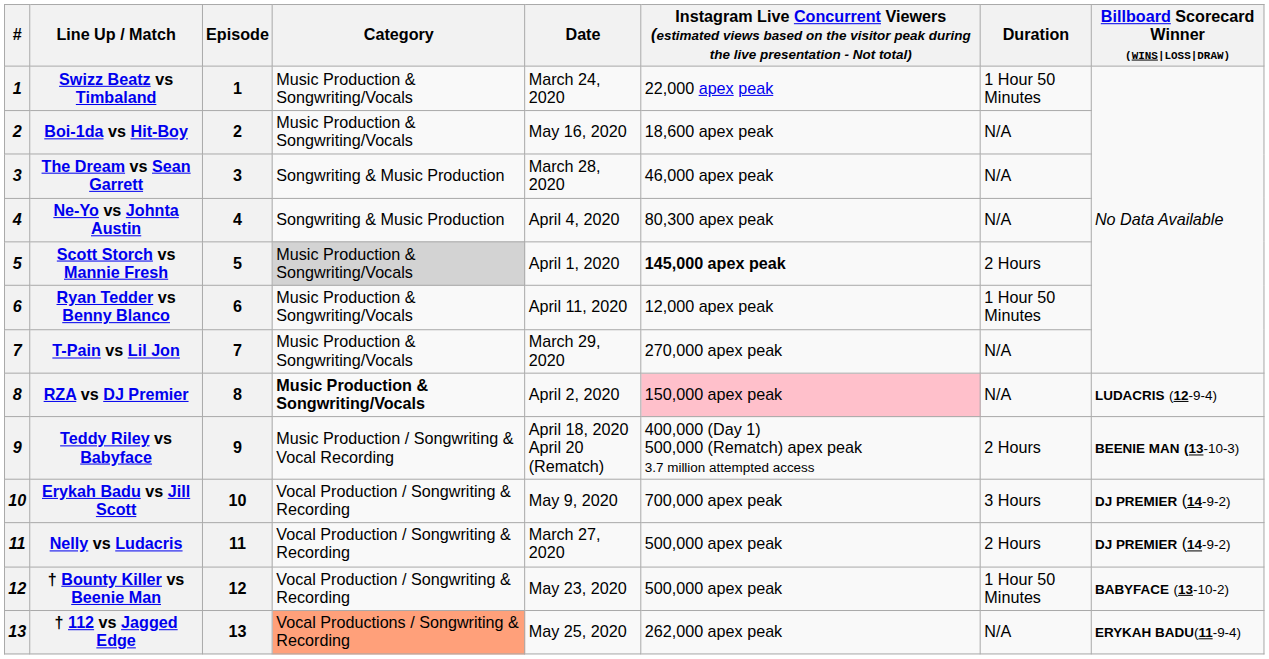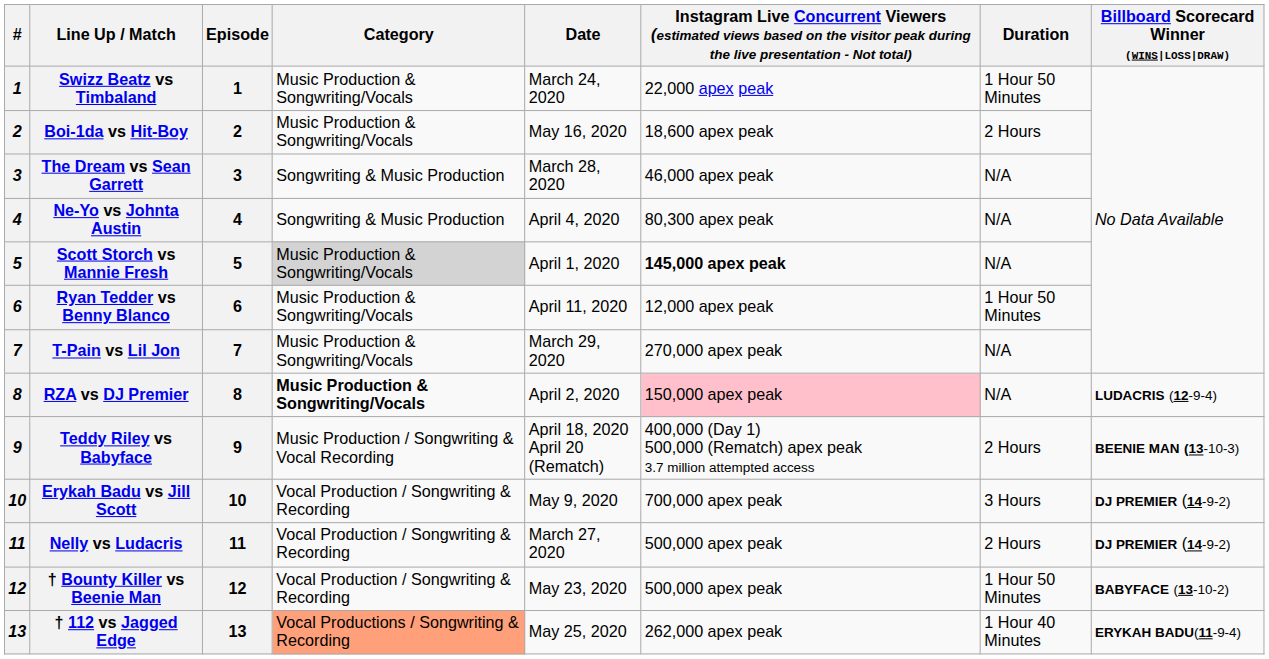(998, 132) N/A -> (1013, 132) 2 Hours
(1013, 263) 2 Hours -> (998, 263) N/A
(998, 632) N/A -> (1020, 632) 1 Hour 40 Minutes
